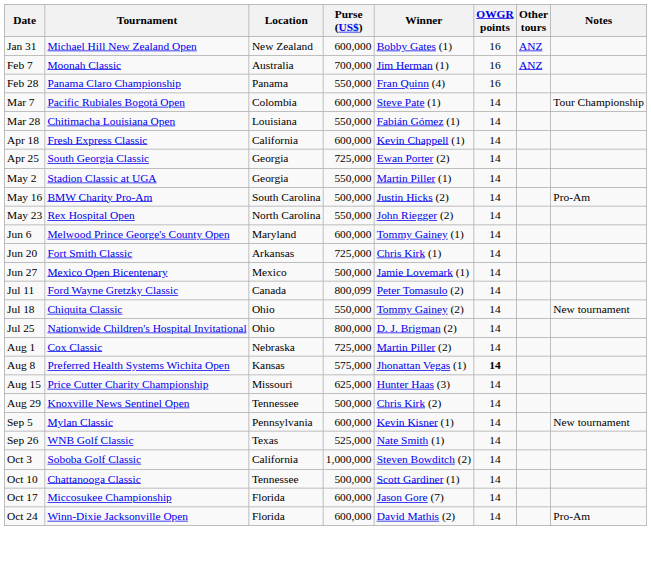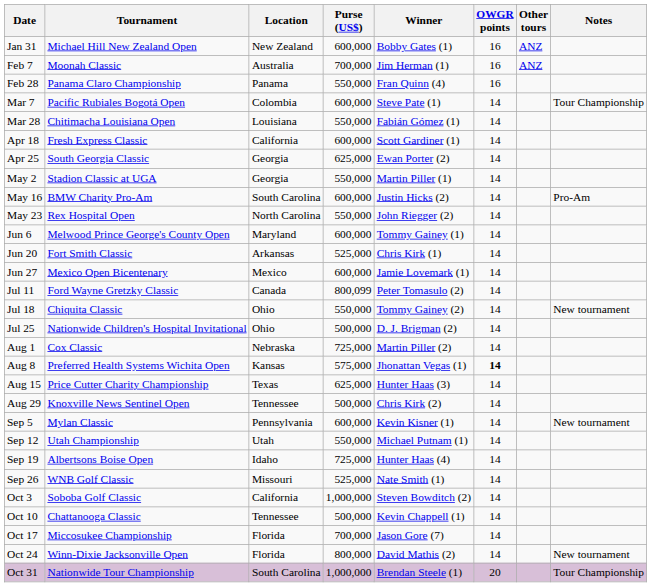(421, 140) Kevin Chappell (1) -> (418, 140) Scott Gardiner (1)
(353, 159) 725,000 -> (353, 159) 625,000
(353, 196) 500,000 -> (353, 196) 600,000
(353, 253) 725,000 -> (353, 253) 525,000
(353, 271) 500,000 -> (353, 271) 600,000
(353, 328) 800,000 -> (353, 328) 500,000
(272, 384) Missouri -> (265, 384) Texas
+ row: (23, 441)
+ row: (23, 459)
(265, 441) Texas -> (272, 478) Missouri
(418, 478) Scott Gardiner (1) -> (421, 516) Kevin Chappell (1)
(353, 497) 600,000 -> (353, 535) 700,000
(353, 516) 600,000 -> (353, 553) 800,000
(572, 516) Pro-Am -> (591, 553) New tournament
+ row: (22, 572)
